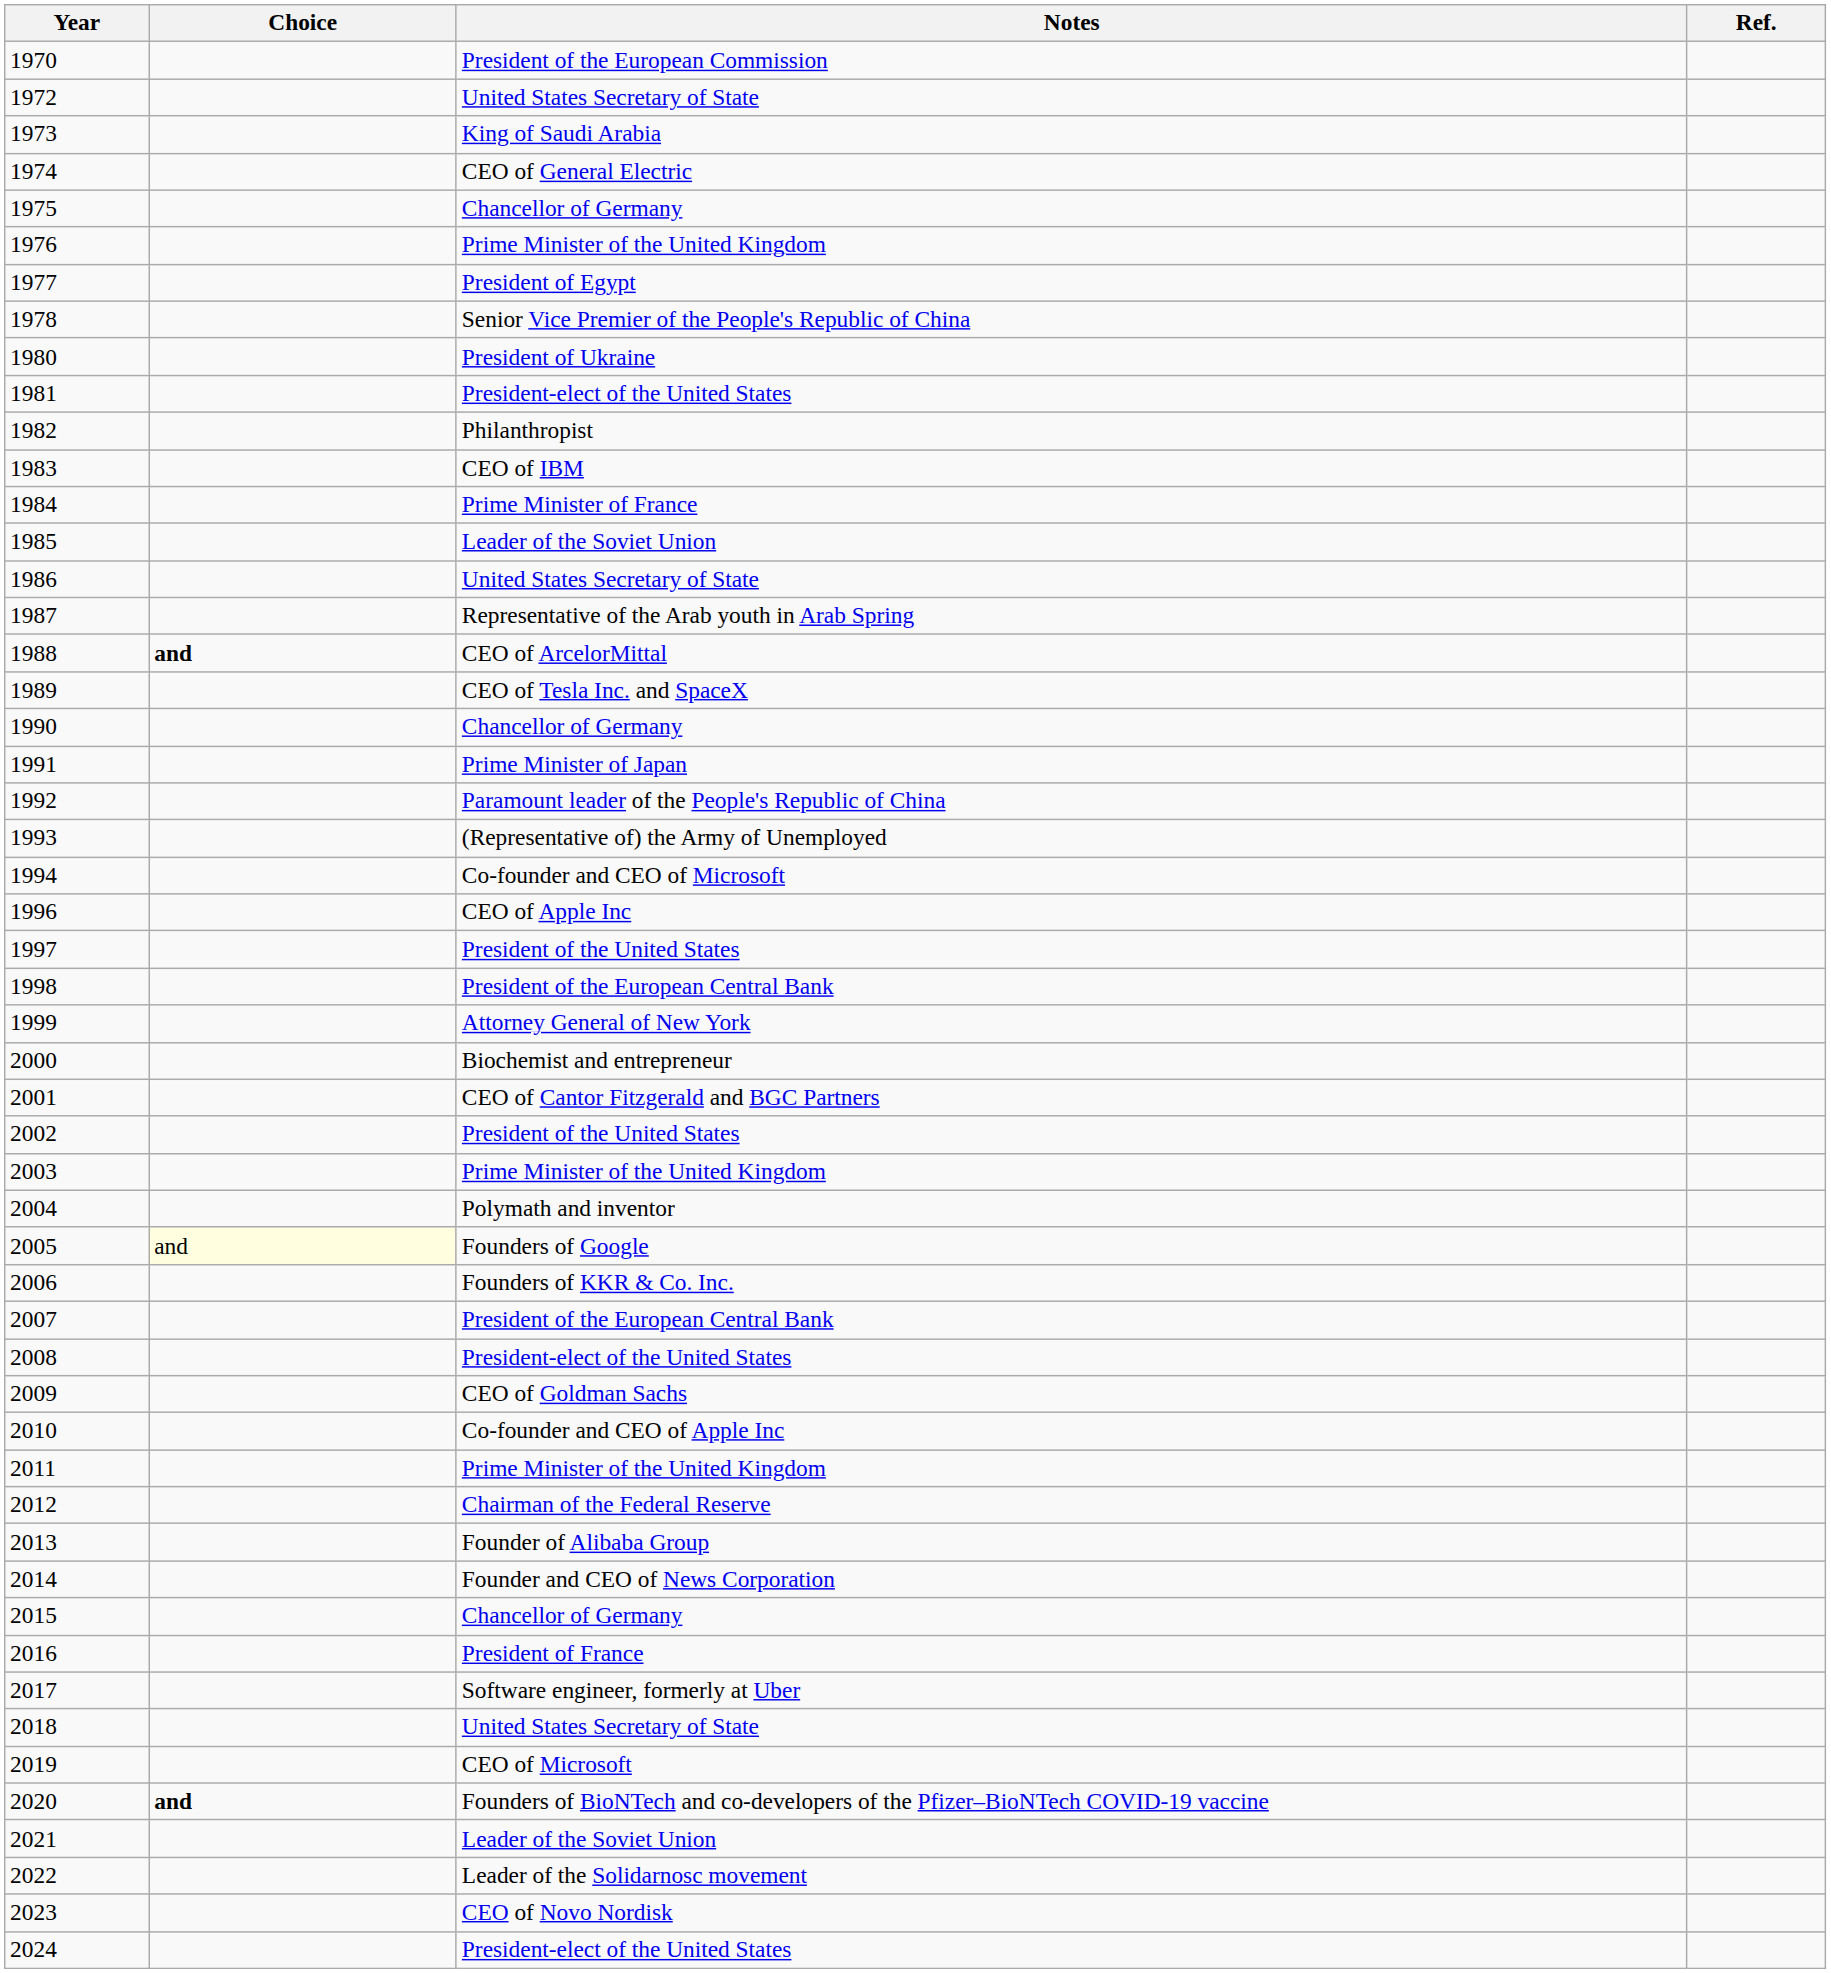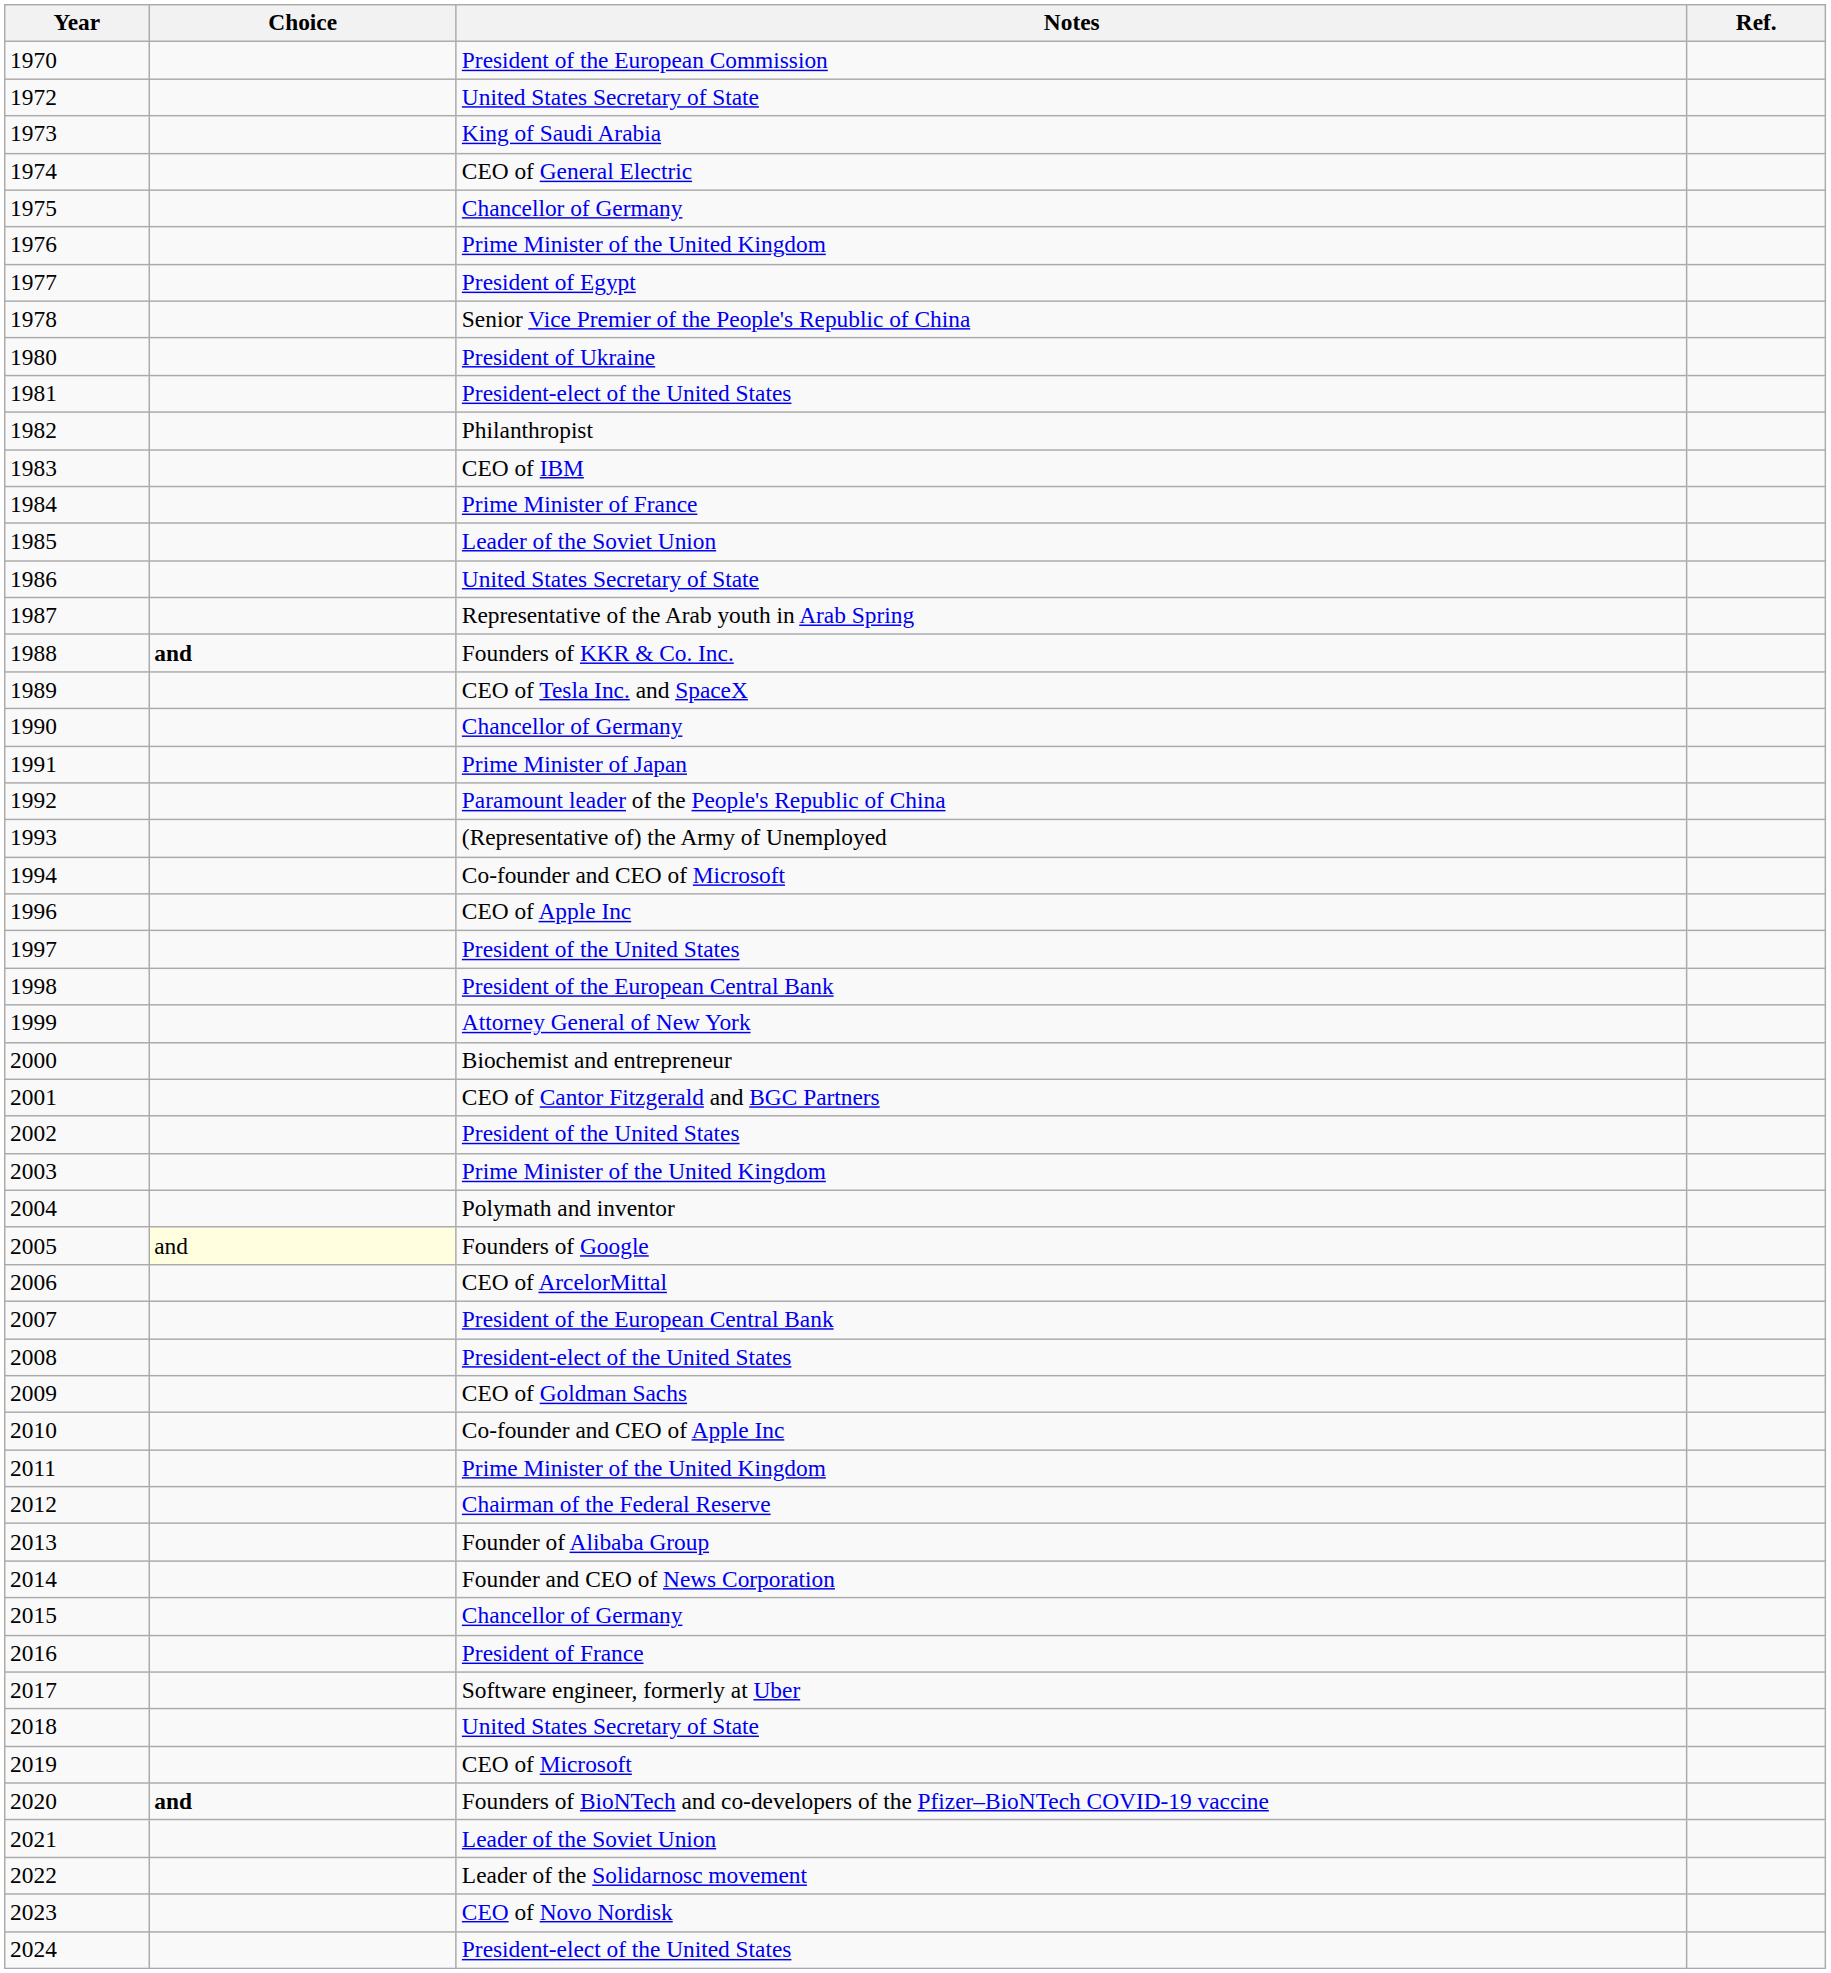(564, 652) CEO of ArcelorMittal -> (598, 652) Founders of KKR & Co. Inc.
(598, 1282) Founders of KKR & Co. Inc. -> (564, 1282) CEO of ArcelorMittal
